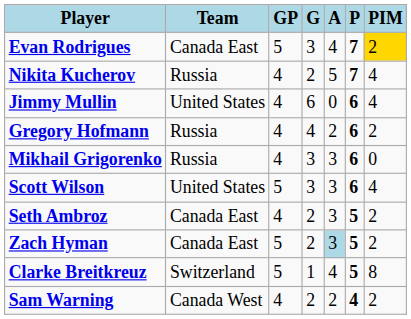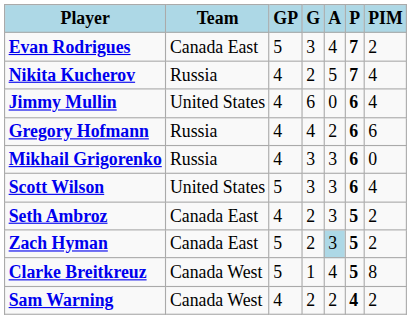(373, 46) gold background -> (373, 46) no background
(373, 131) 2 -> (373, 131) 6
(212, 272) Switzerland -> (216, 272) Canada West
